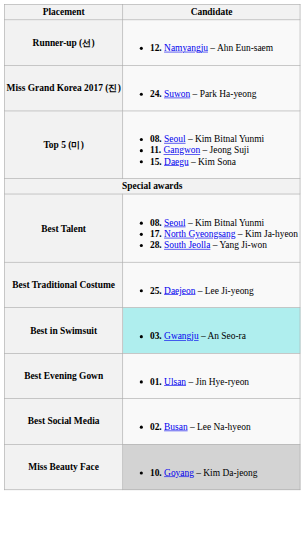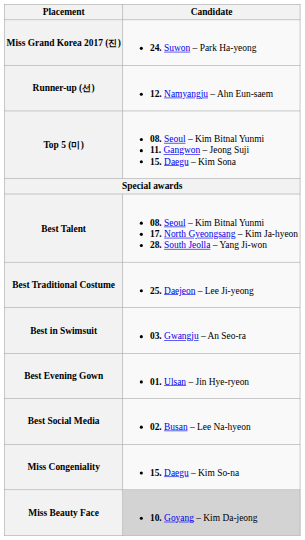rows swapped: (64, 88) <-> (64, 42)
(212, 336) paleturquoise background -> (212, 336) no background
+ row: (64, 467)
